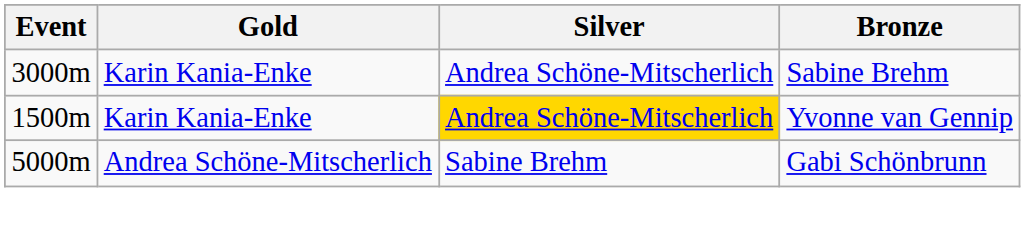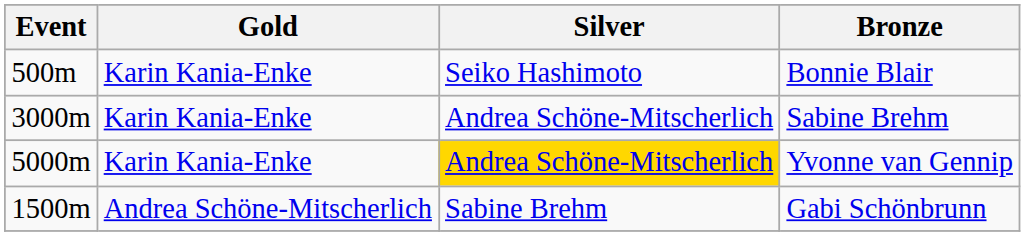+ row: (860, 72)
(51, 117) 1500m -> (51, 162) 5000m
(51, 162) 5000m -> (51, 207) 1500m
